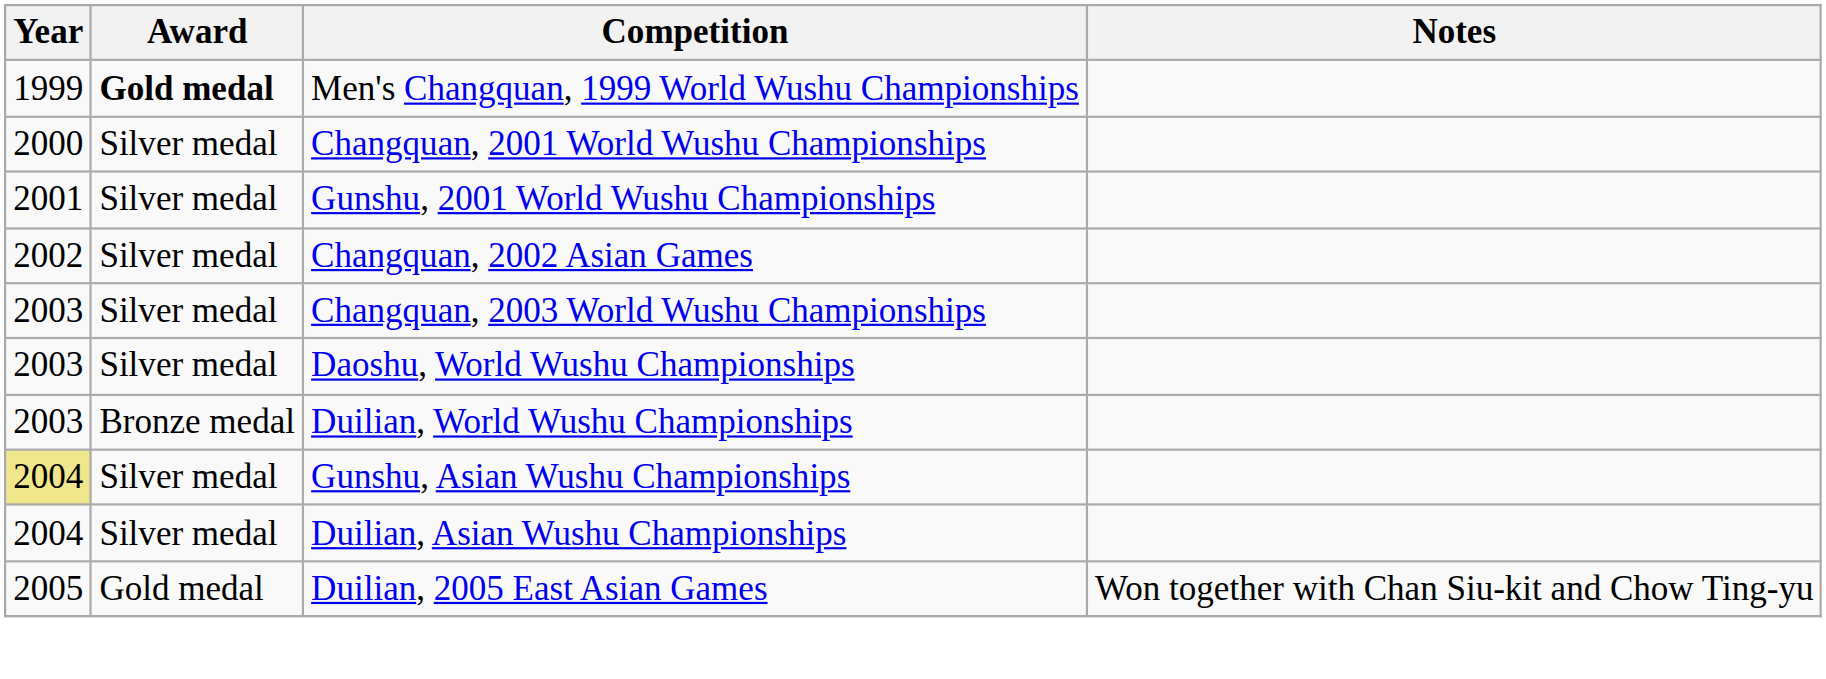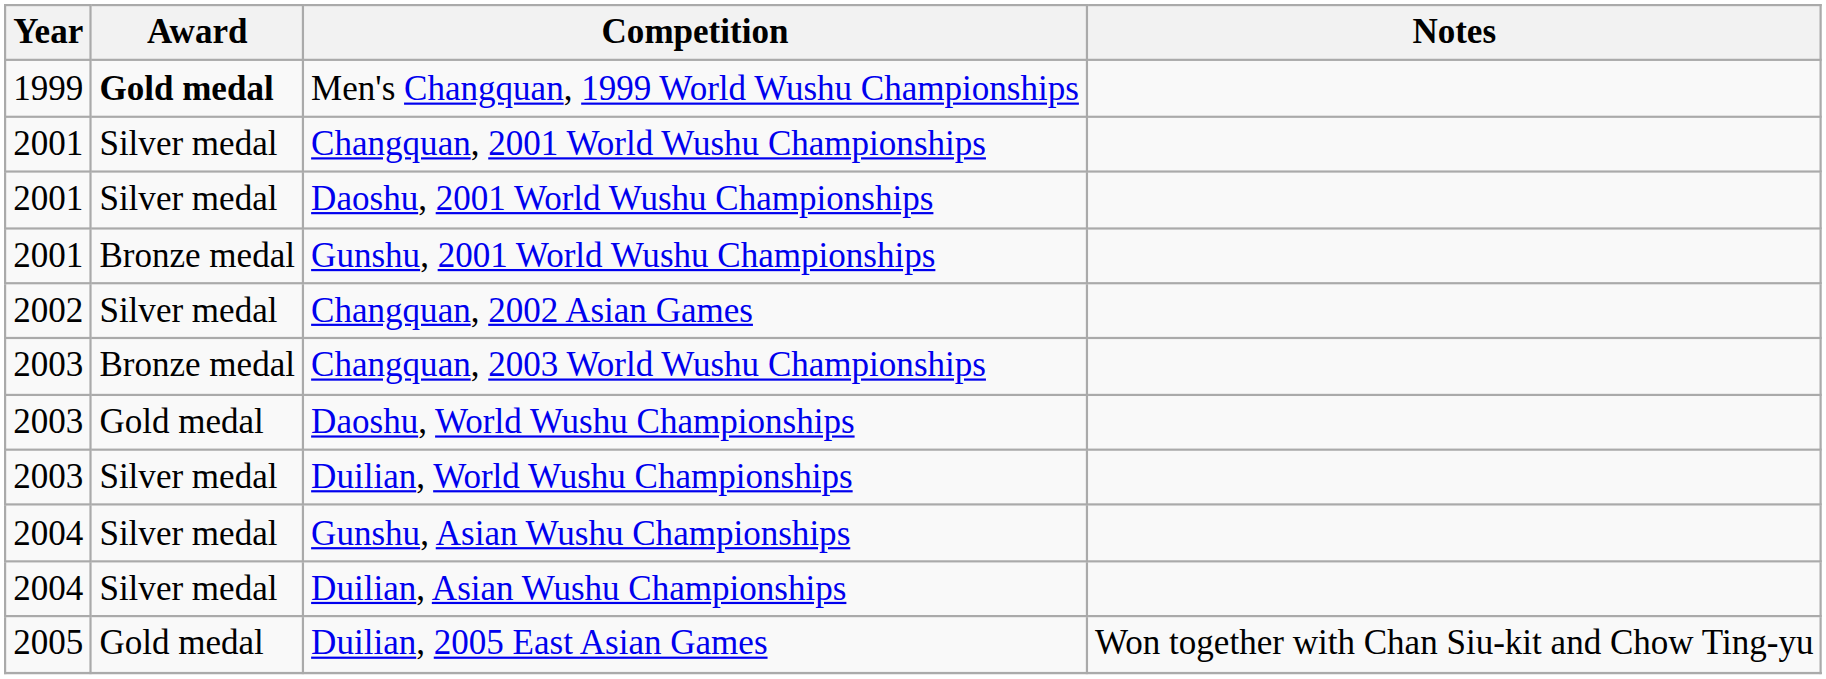(48, 143) 2000 -> (48, 143) 2001
+ row: (622, 198)
(188, 198) Silver medal -> (197, 254) Bronze medal
(188, 310) Silver medal -> (197, 365) Bronze medal
(188, 365) Silver medal -> (182, 421) Gold medal
(197, 421) Bronze medal -> (188, 476) Silver medal
(48, 476) khaki background -> (48, 532) no background
